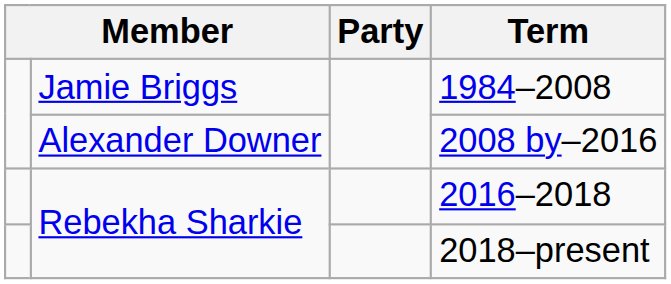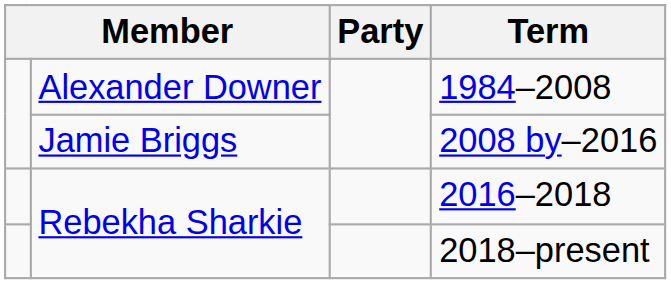(138, 86) Jamie Briggs -> (180, 86) Alexander Downer
(180, 140) Alexander Downer -> (138, 140) Jamie Briggs
